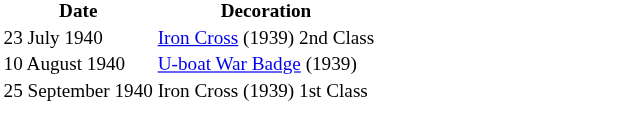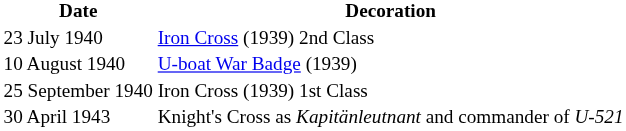+ row: (57, 116)
